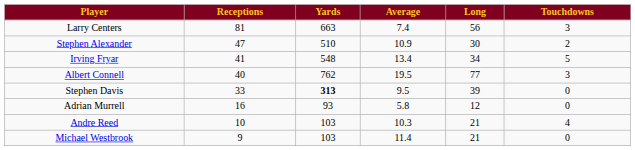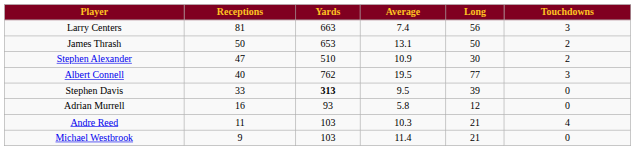+ row: (94, 43)
- row: (94, 59)
(240, 122) 10 -> (240, 122) 11
